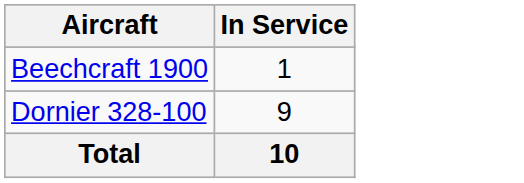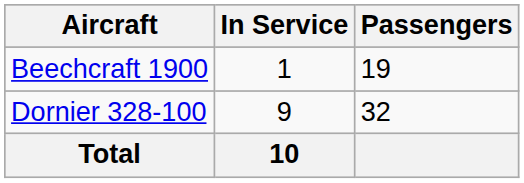+ column: (437, 25)
